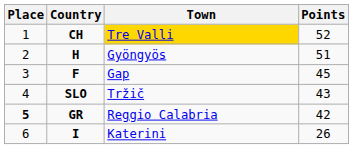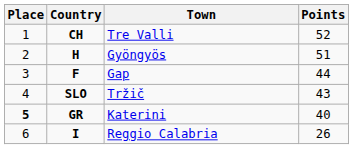(140, 34) gold background -> (140, 34) no background
(323, 74) 45 -> (323, 74) 44
(162, 114) Reggio Calabria -> (137, 114) Katerini
(323, 114) 42 -> (323, 114) 40
(137, 134) Katerini -> (162, 134) Reggio Calabria
